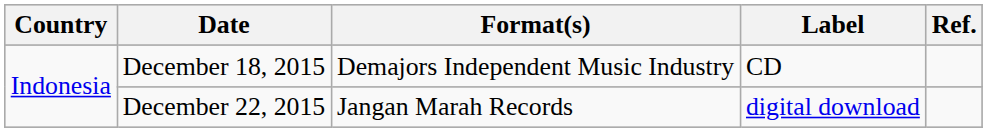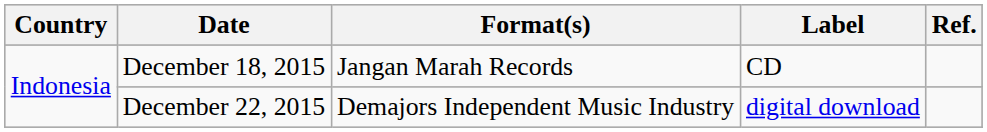(536, 65) Demajors Independent Music Industry -> (455, 65) Jangan Marah Records
(455, 106) Jangan Marah Records -> (536, 106) Demajors Independent Music Industry
